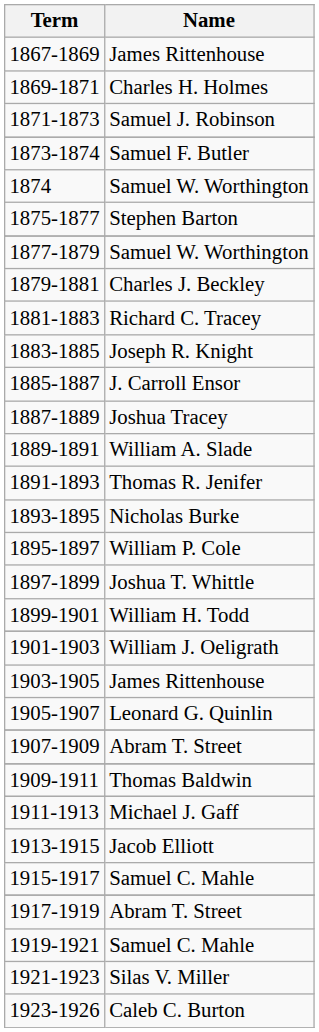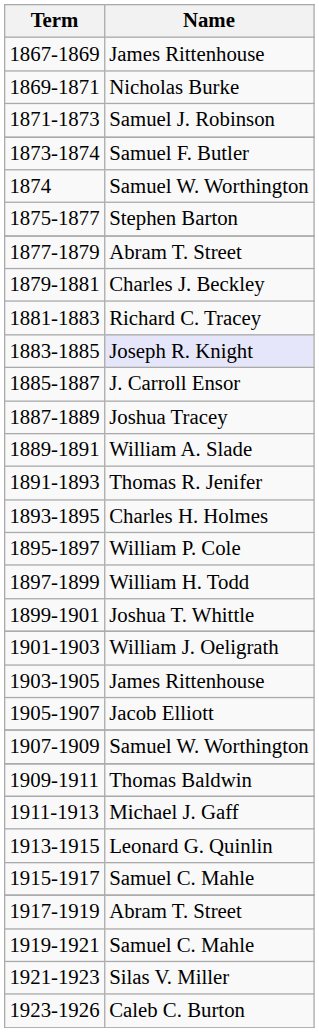(189, 86) Charles H. Holmes -> (174, 86) Nicholas Burke
(209, 251) Samuel W. Worthington -> (175, 251) Abram T. Street
(181, 350) no background -> (181, 350) lavender background
(174, 515) Nicholas Burke -> (189, 515) Charles H. Holmes
(182, 581) Joshua T. Whittle -> (179, 581) William H. Todd
(179, 614) William H. Todd -> (182, 614) Joshua T. Whittle
(191, 713) Leonard G. Quinlin -> (161, 713) Jacob Elliott
(175, 746) Abram T. Street -> (209, 746) Samuel W. Worthington
(161, 845) Jacob Elliott -> (191, 845) Leonard G. Quinlin
